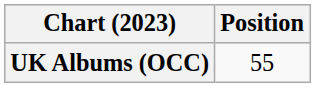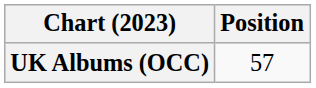(262, 62) 55 -> (262, 62) 57
